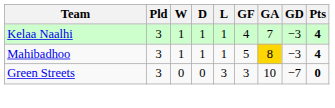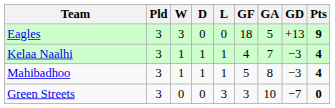+ row: (24, 34)
(270, 53) gold background -> (270, 73) no background
